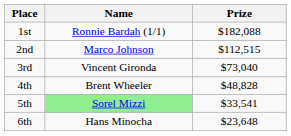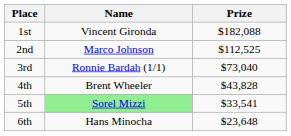(119, 31) Ronnie Bardah (1/1) -> (119, 31) Vincent Gironda
(239, 49) $112,515 -> (239, 49) $112,525
(119, 67) Vincent Gironda -> (119, 67) Ronnie Bardah (1/1)
(239, 85) $48,828 -> (239, 85) $43,828
